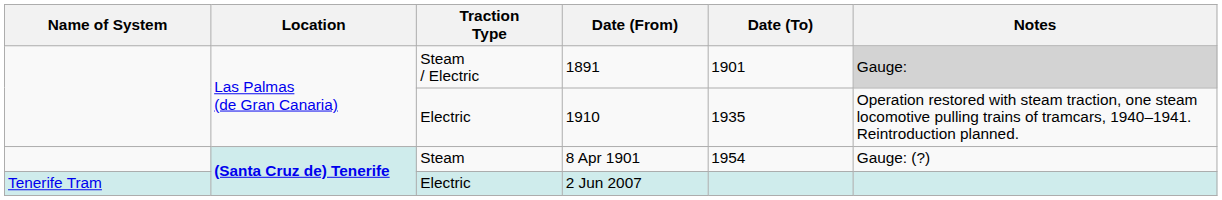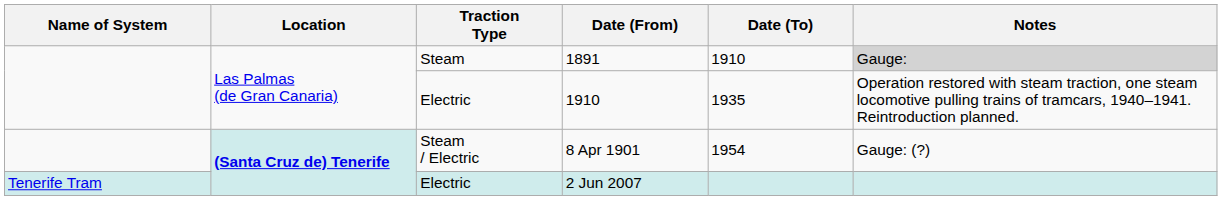(450, 66) Steam / Electric -> (442, 58) Steam
(728, 66) 1901 -> (728, 58) 1910
(442, 158) Steam -> (450, 150) Steam / Electric
